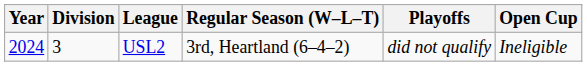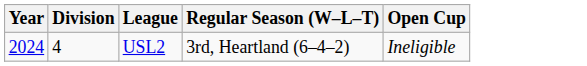- column: (439, 18)
(57, 46) 3 -> (57, 46) 4
